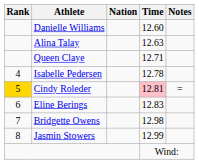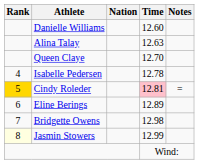(153, 58) 12.71 -> (153, 58) 12.70
(153, 105) 12.83 -> (153, 105) 12.89
(18, 136) no background -> (18, 136) lightyellow background
